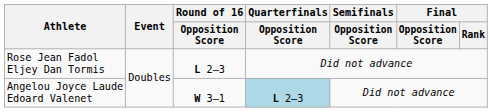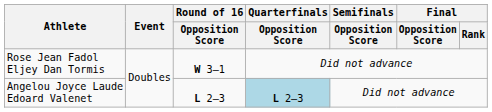(210, 69) L 2–3 -> (210, 69) W 3–1
(210, 99) W 3–1 -> (210, 99) L 2–3
